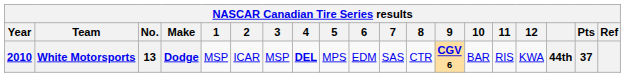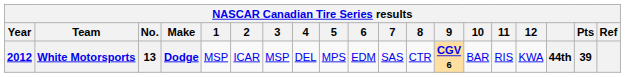(19, 57) 2010 -> (19, 57) 2012
(306, 57) bold -> (306, 57) normal
(586, 57) 37 -> (586, 57) 39
